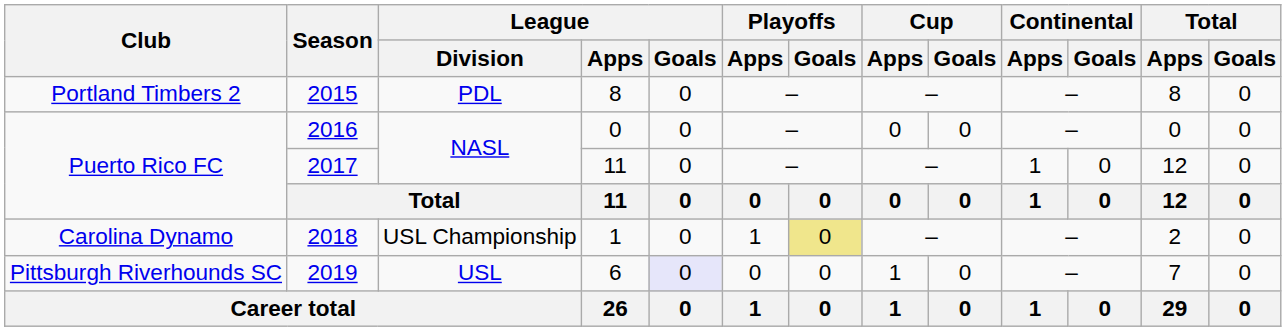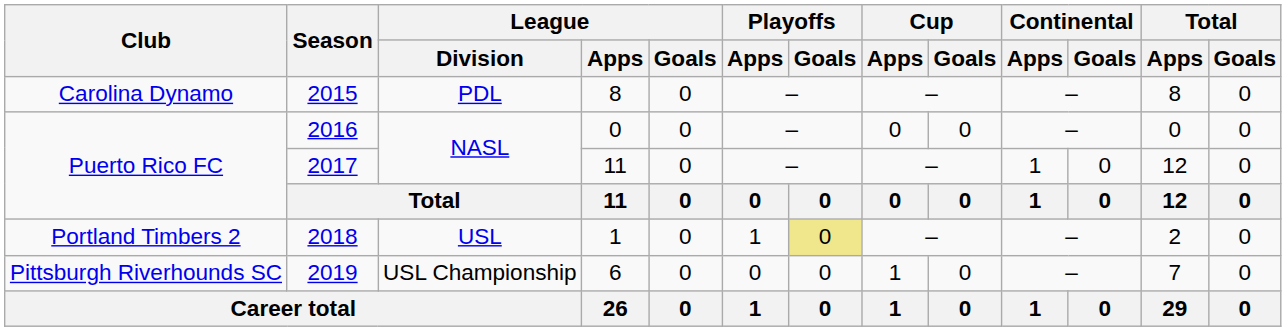(146, 93) Portland Timbers 2 -> (146, 93) Carolina Dynamo
(146, 237) Carolina Dynamo -> (146, 237) Portland Timbers 2
(480, 237) USL Championship -> (480, 237) USL
(480, 272) USL -> (480, 272) USL Championship
(685, 272) lavender background -> (685, 272) no background
